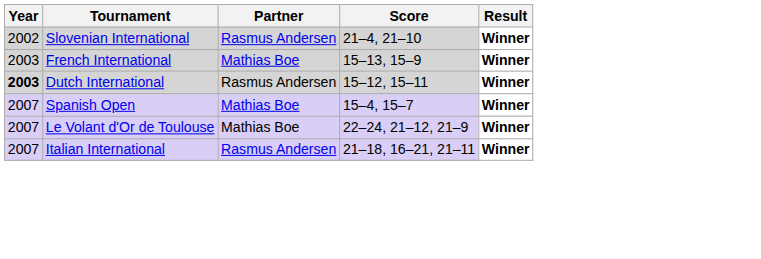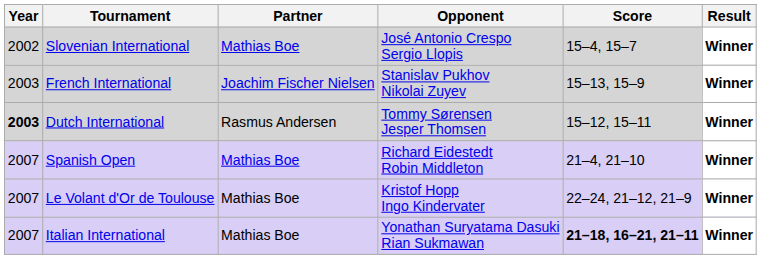+ column: (470, 16)
(279, 38) Rasmus Andersen -> (260, 46) Mathias Boe
(382, 38) 21–4, 21–10 -> (601, 46) 15–4, 15–7
(260, 61) Mathias Boe -> (298, 84) Joachim Fischer Nielsen
(378, 105) 15–4, 15–7 -> (605, 160) 21–4, 21–10
(279, 150) Rasmus Andersen -> (260, 236) Mathias Boe
(409, 150) normal -> (632, 236) bold
